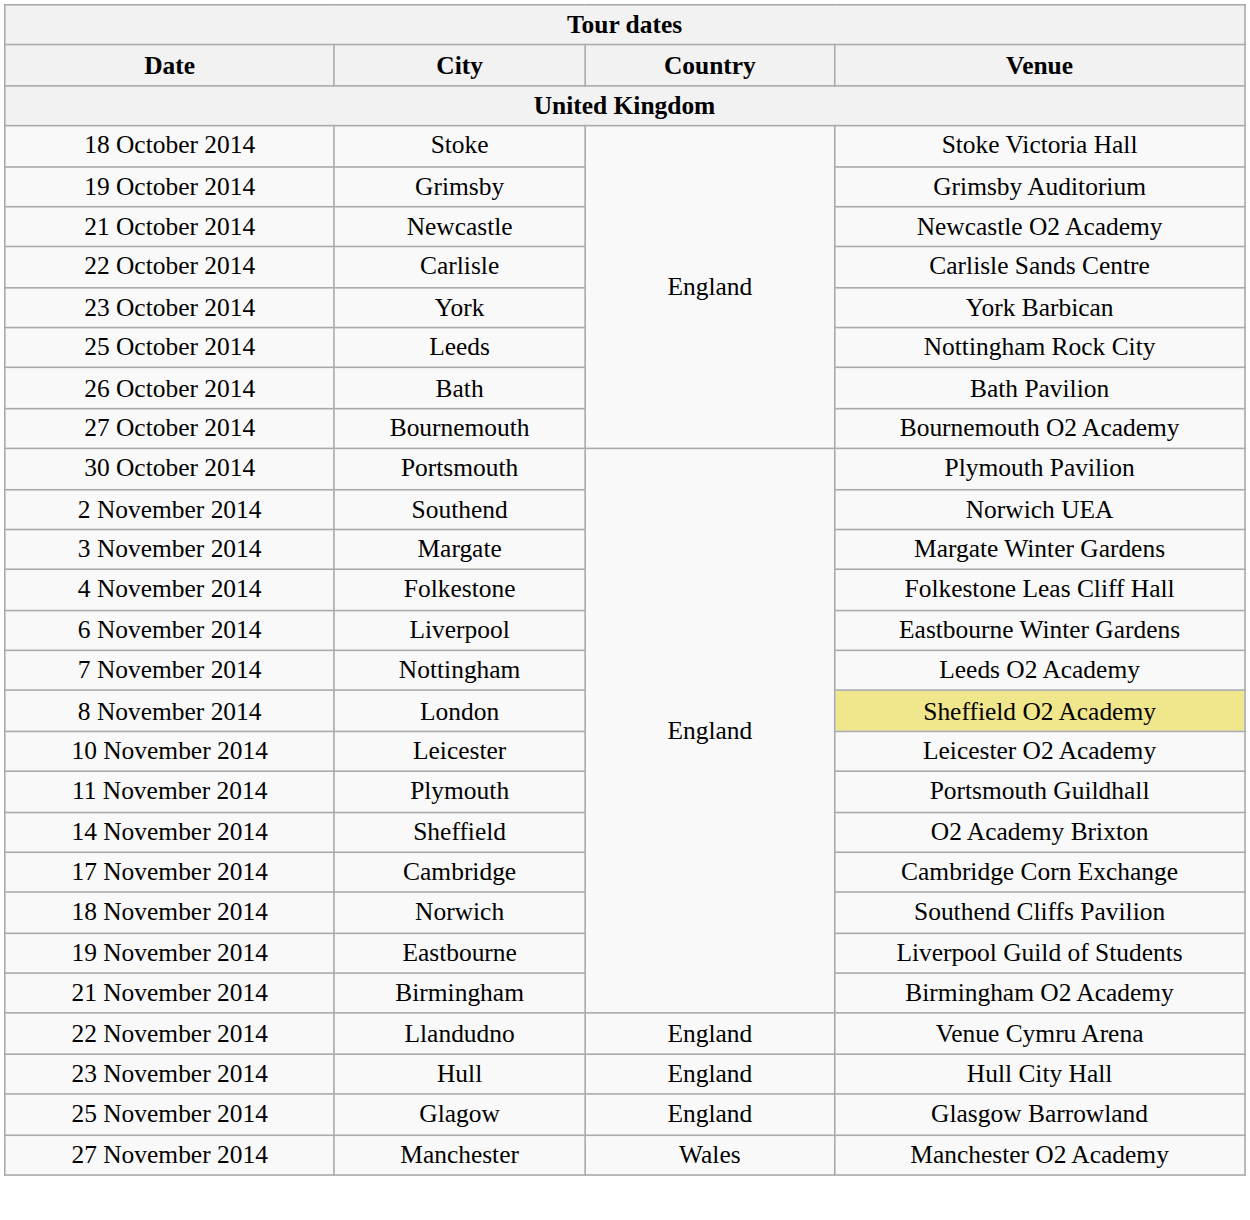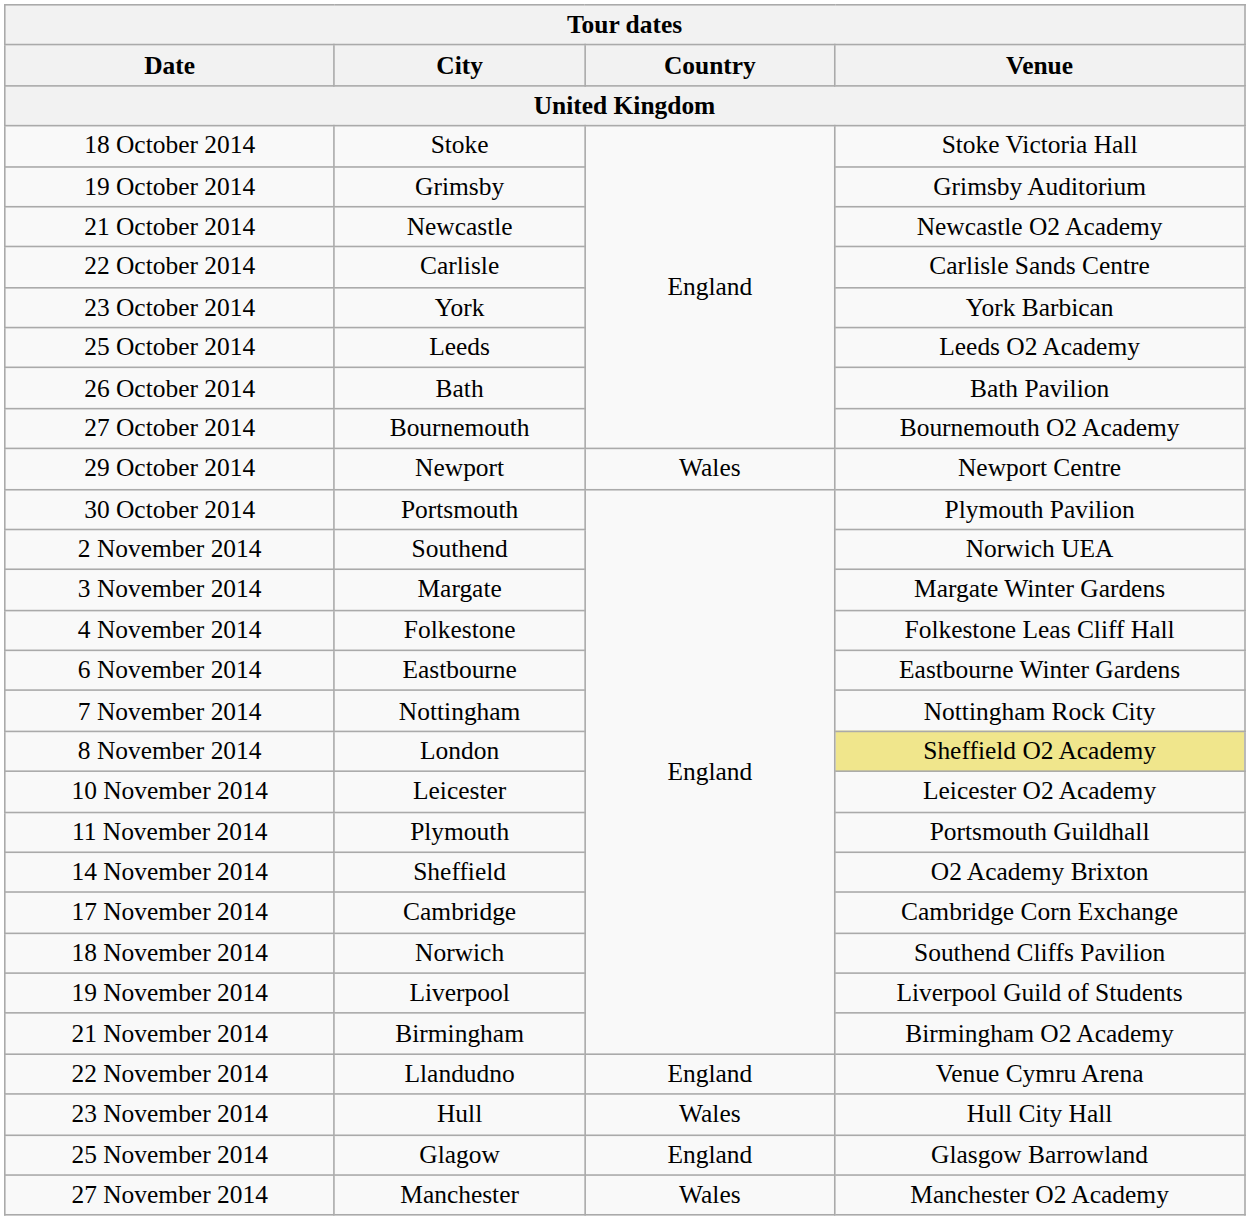(1040, 347) Nottingham Rock City -> (1040, 347) Leeds O2 Academy
+ row: (170, 468)
(460, 629) Liverpool -> (460, 670) Eastbourne
(1040, 670) Leeds O2 Academy -> (1040, 710) Nottingham Rock City
(460, 952) Eastbourne -> (460, 992) Liverpool
(710, 1073) England -> (710, 1114) Wales
